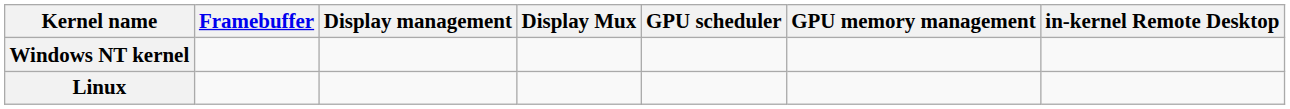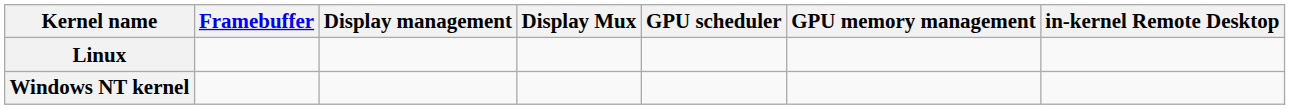rows swapped: (99, 87) <-> (99, 54)
